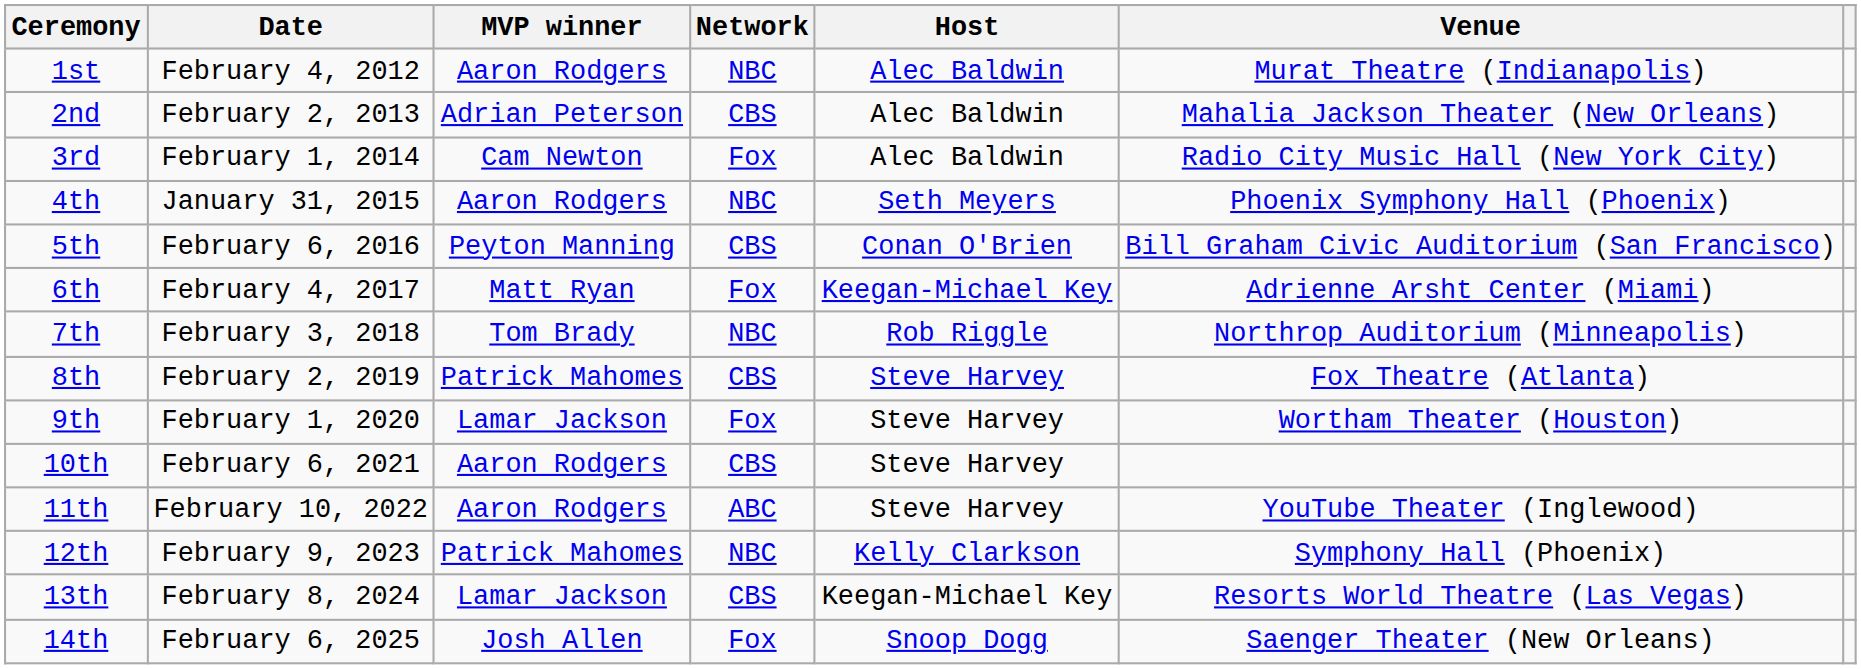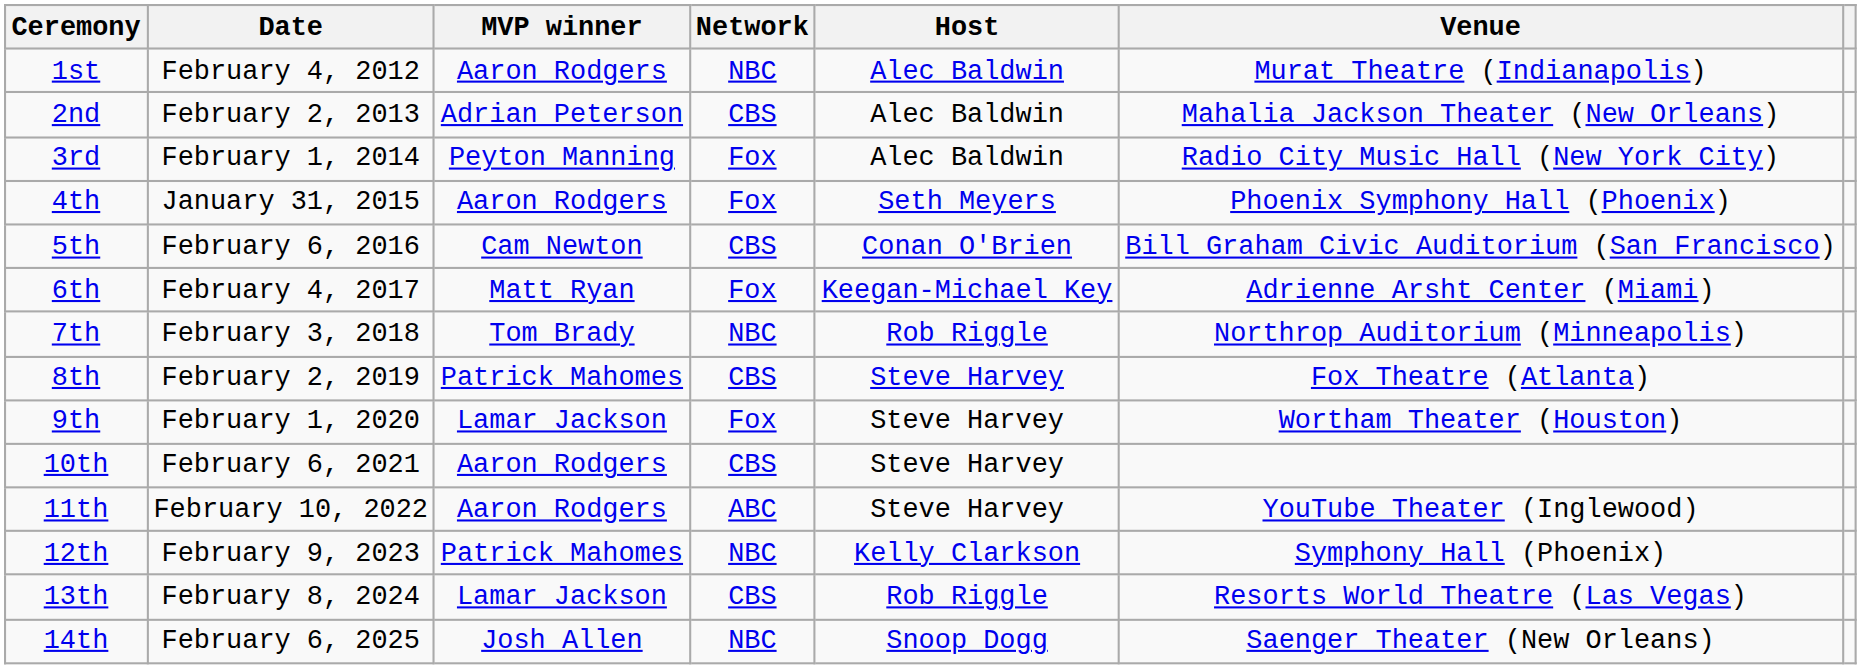(562, 159) Cam Newton -> (562, 159) Peyton Manning
(752, 202) NBC -> (752, 202) Fox
(562, 246) Peyton Manning -> (562, 246) Cam Newton
(967, 597) Keegan-Michael Key -> (967, 597) Rob Riggle
(752, 641) Fox -> (752, 641) NBC
